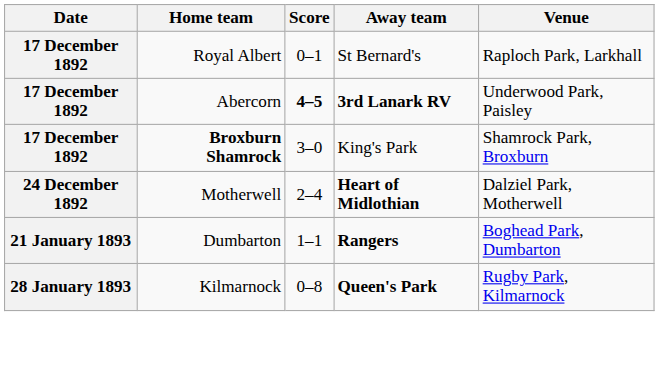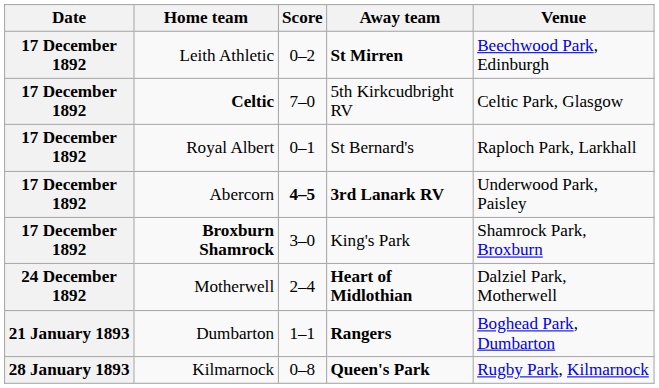+ row: (227, 54)
+ row: (253, 101)
